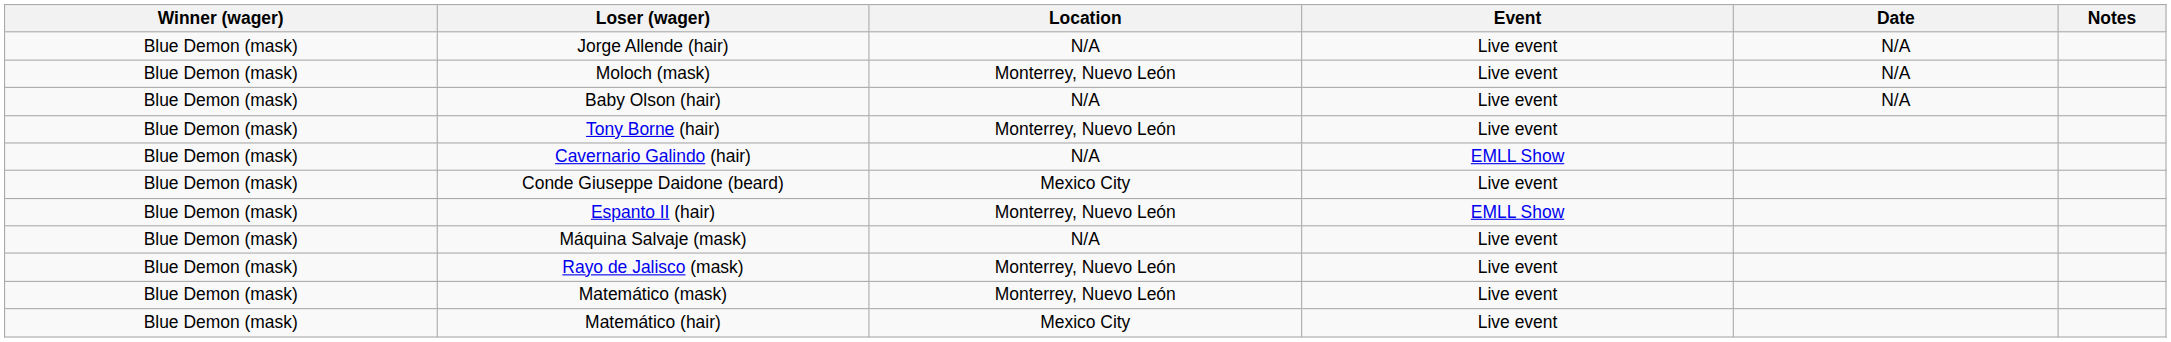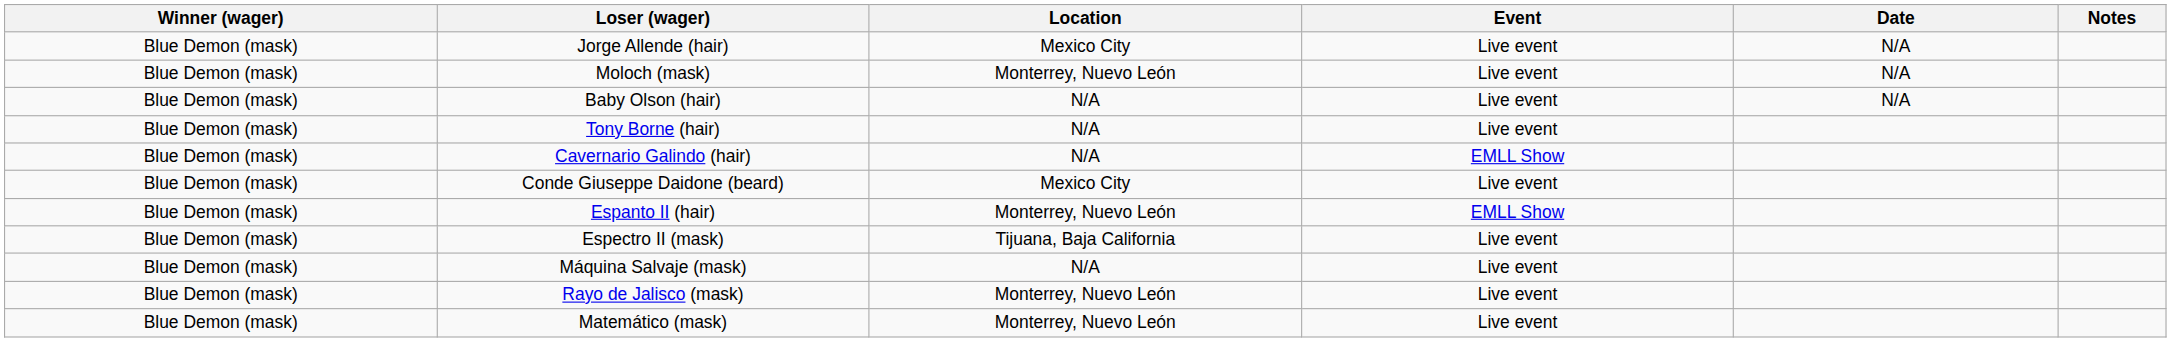(1085, 45) N/A -> (1085, 45) Mexico City
(1085, 128) Monterrey, Nuevo León -> (1085, 128) N/A
+ row: (653, 239)
- row: (653, 322)
